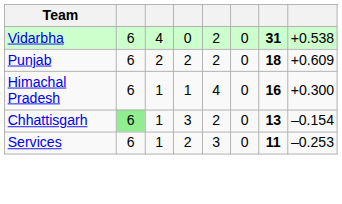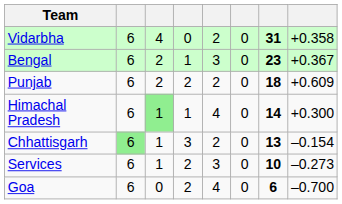(312, 37) +0.538 -> (312, 37) +0.358
+ row: (30, 60)
(159, 90) no background -> (159, 112) lightgreen background
(273, 90) 16 -> (273, 112) 14
(273, 143) 11 -> (273, 165) 10
(312, 143) –0.253 -> (312, 165) –0.273
+ row: (21, 187)
